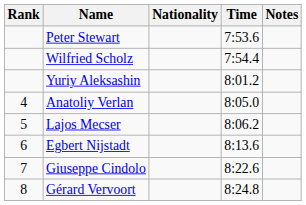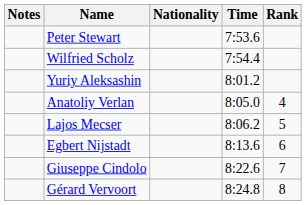columns swapped: (24, 15) <-> (282, 15)
